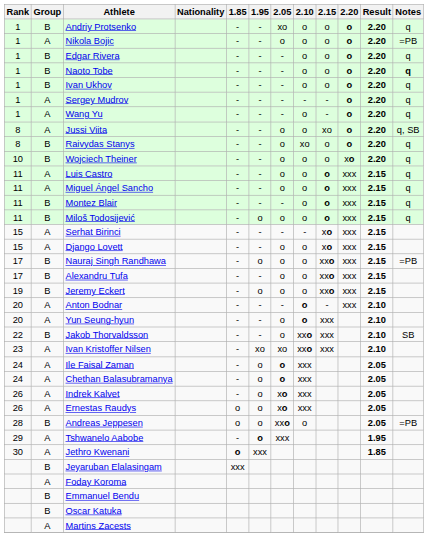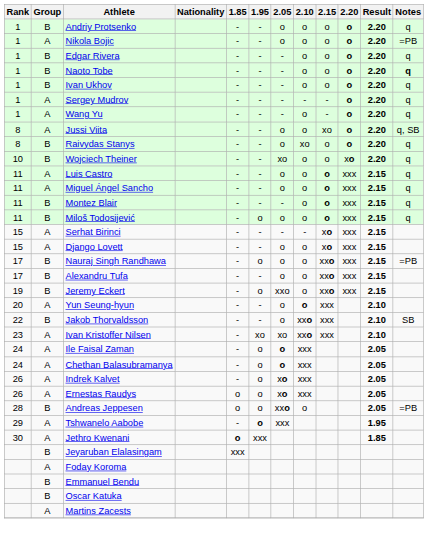(282, 27) xo -> (282, 27) o
(282, 159) o -> (282, 159) xo
(282, 291) o -> (282, 291) xxo
- row: (94, 305)
